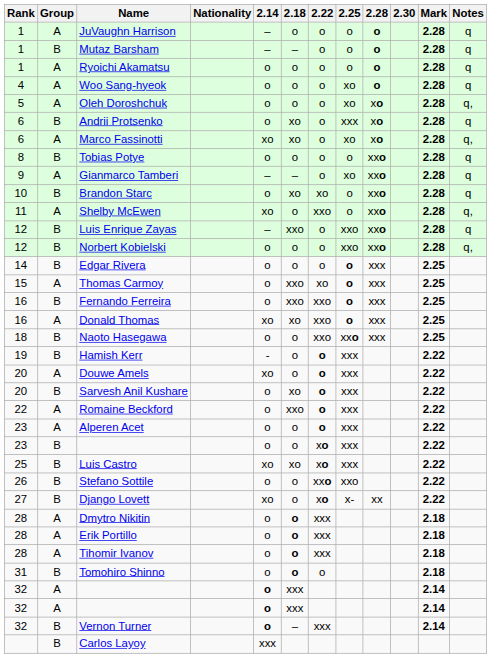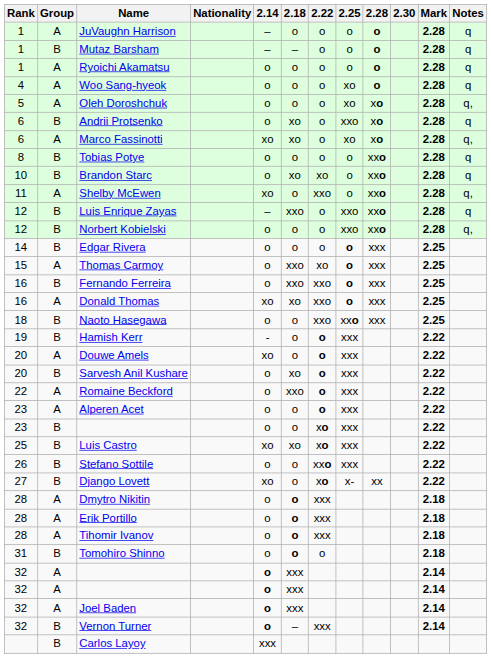(350, 121) xxx -> (350, 121) xxo
- row: (21, 175)
(350, 481) xxo -> (350, 463) xxx
+ row: (21, 608)
